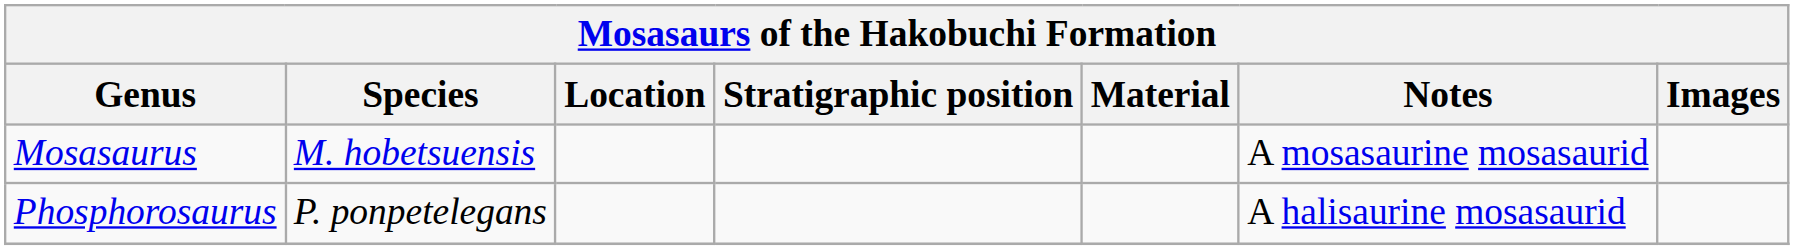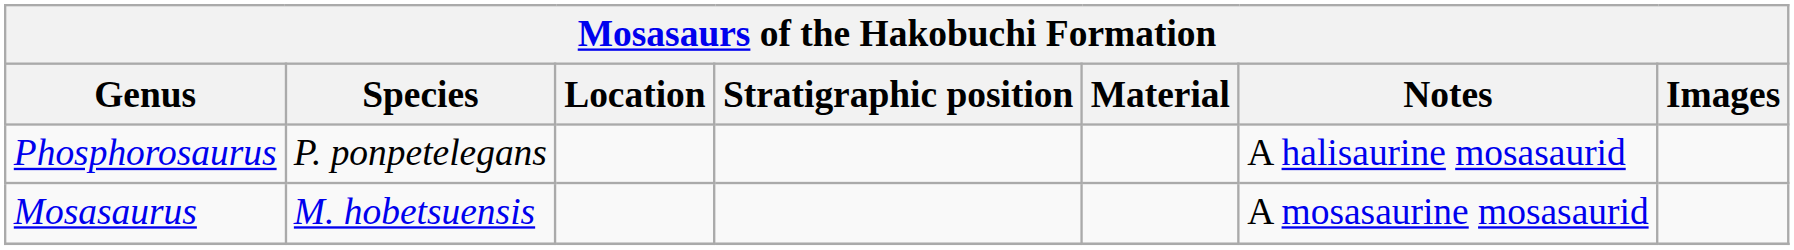rows swapped: (105, 152) <-> (145, 212)
